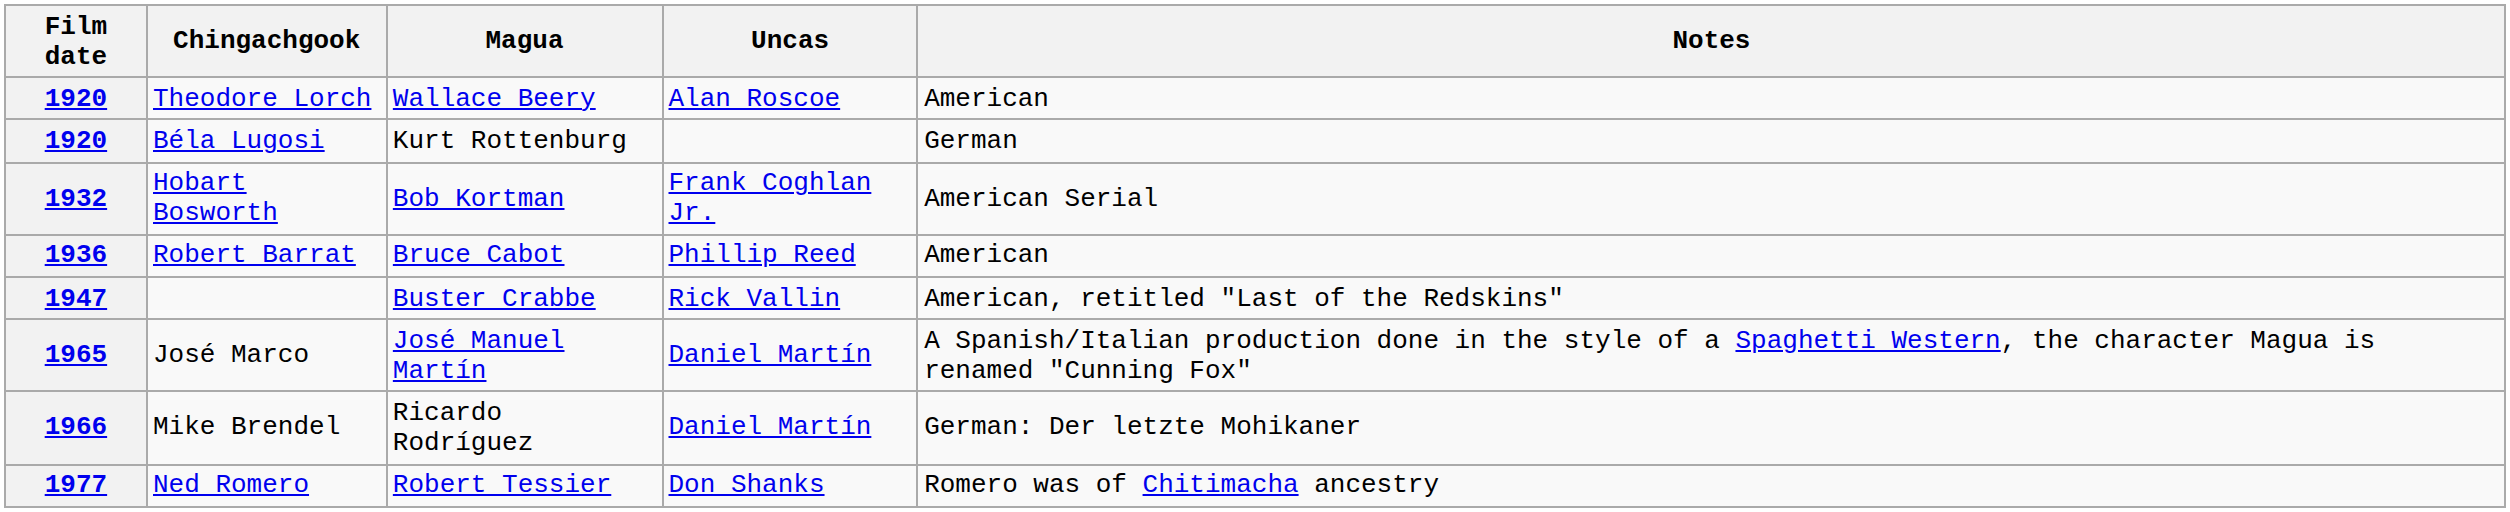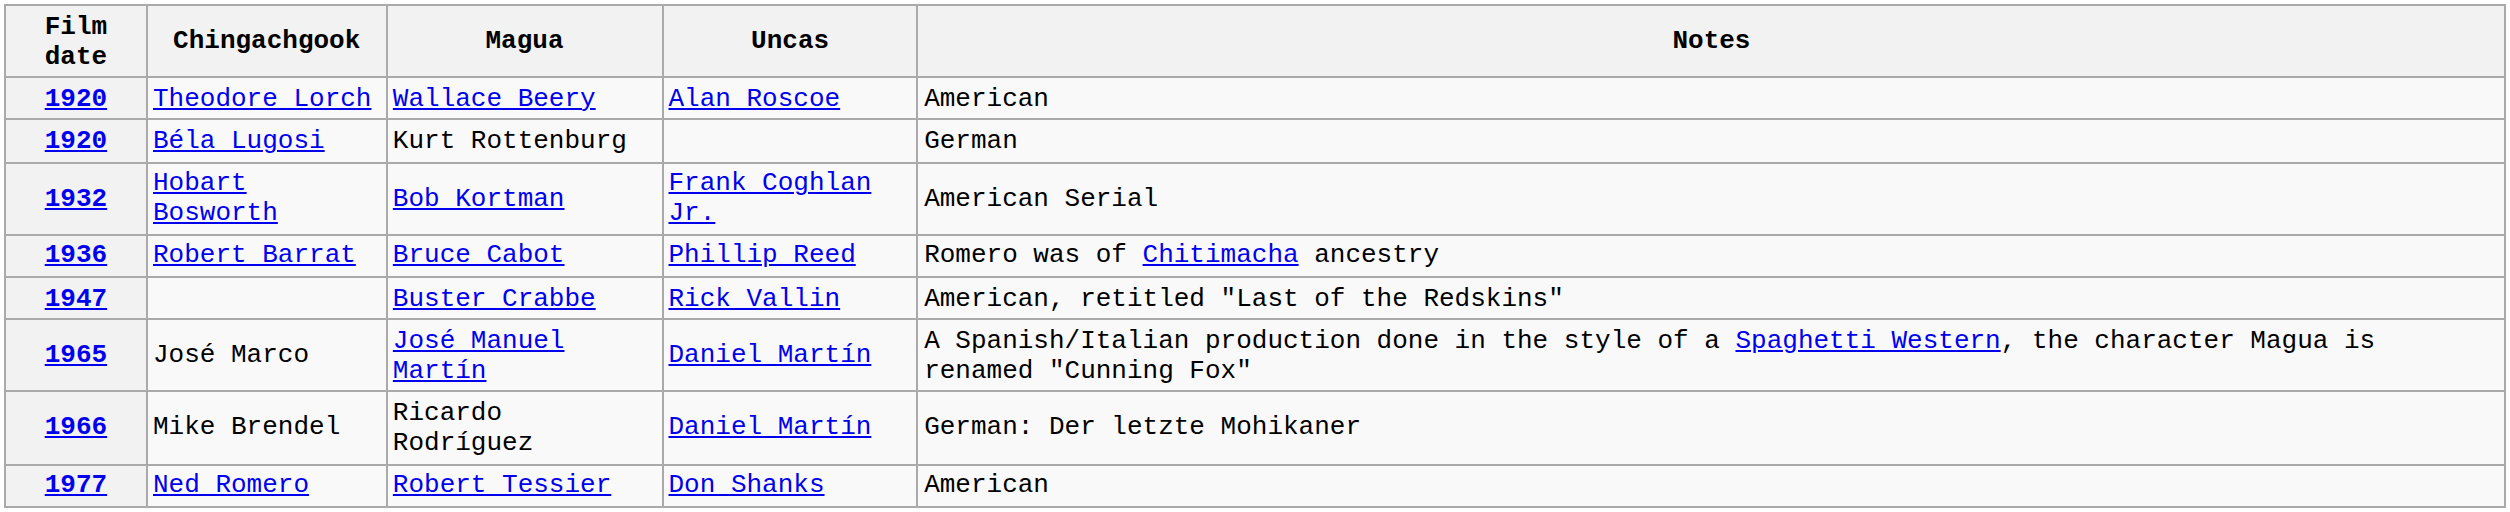(987, 256) American -> (1182, 256) Romero was of Chitimacha ancestry
(1182, 485) Romero was of Chitimacha ancestry -> (987, 485) American
